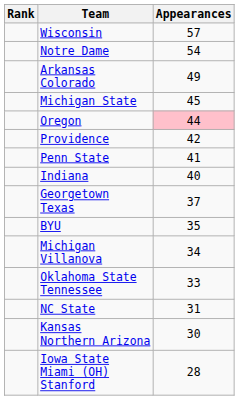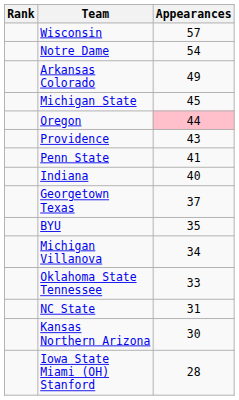(194, 139) 42 -> (194, 139) 43
